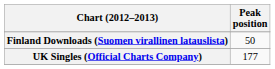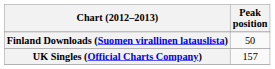(250, 56) 177 -> (250, 56) 157
